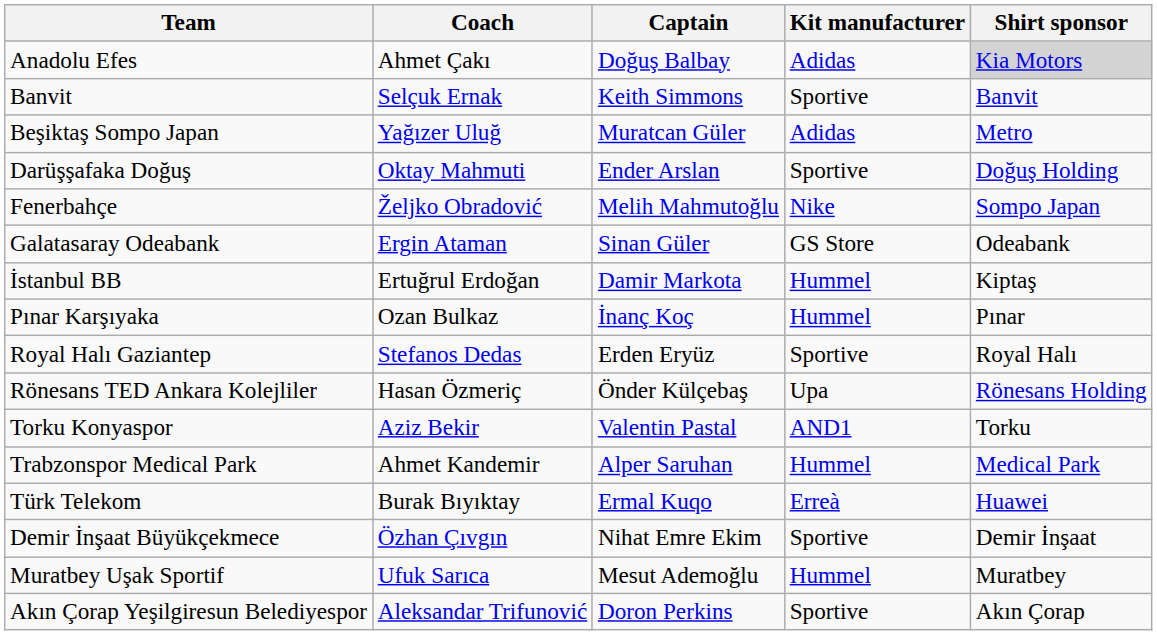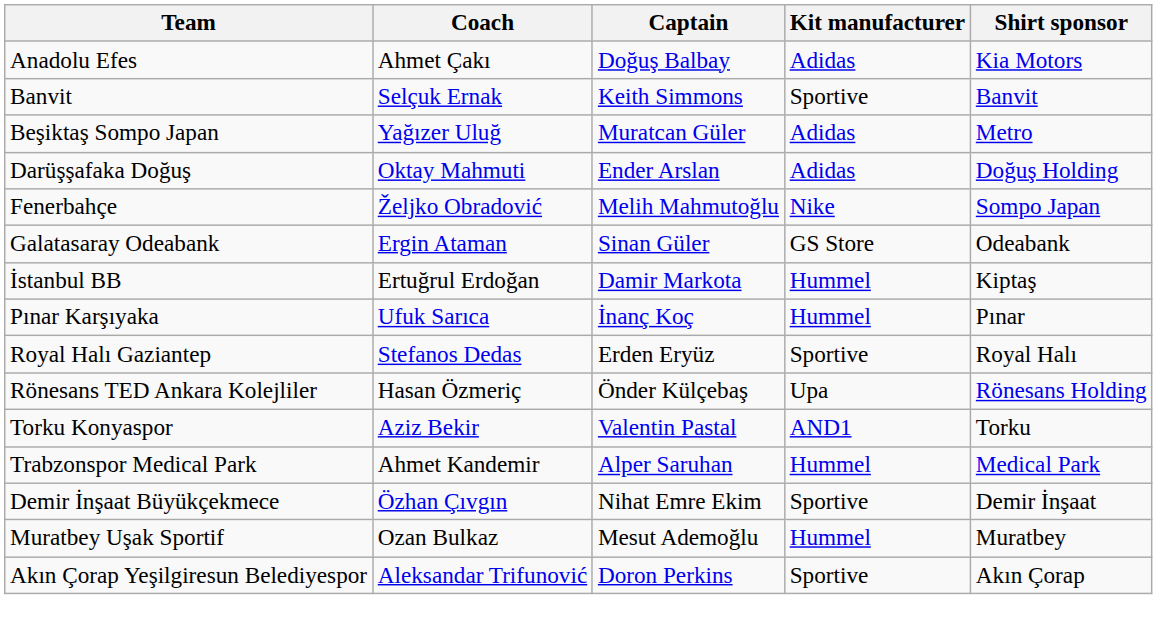(1029, 59) lightgrey background -> (1029, 59) no background
(829, 170) Sportive -> (823, 170) Adidas
(438, 317) Ozan Bulkaz -> (433, 317) Ufuk Sarıca
- row: (76, 501)
(433, 574) Ufuk Sarıca -> (438, 538) Ozan Bulkaz
